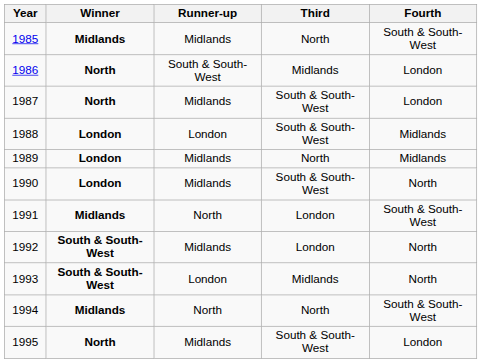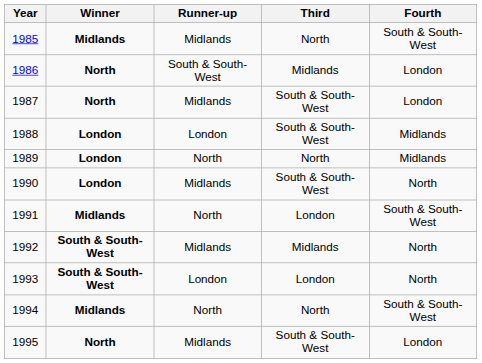(208, 158) Midlands -> (208, 158) North
(315, 247) London -> (315, 247) Midlands
(315, 279) Midlands -> (315, 279) London
